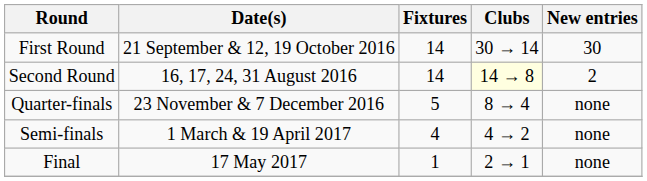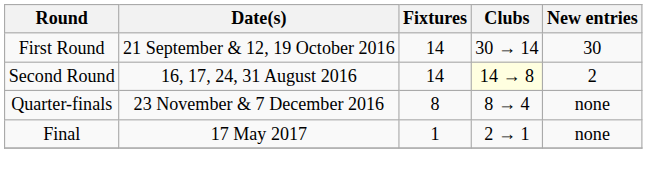(435, 104) 5 -> (435, 104) 8
- row: (62, 133)
